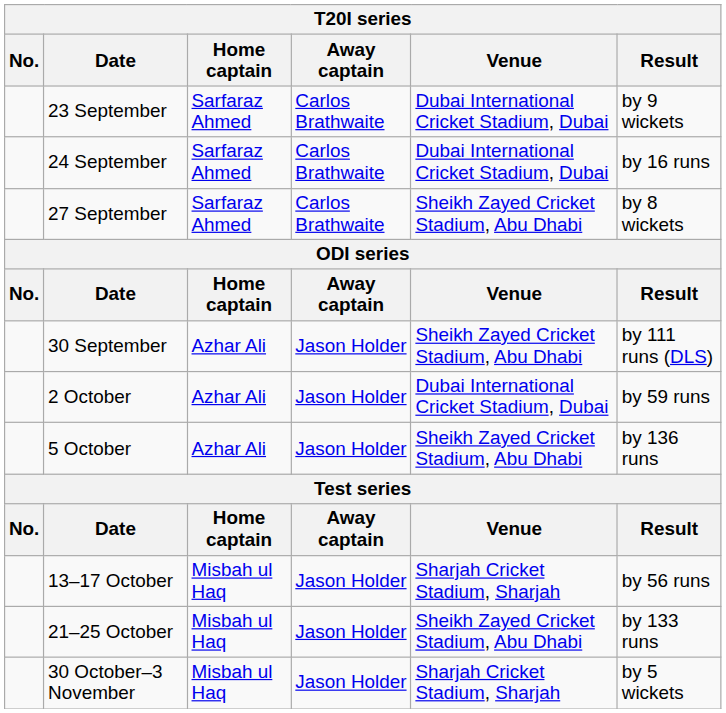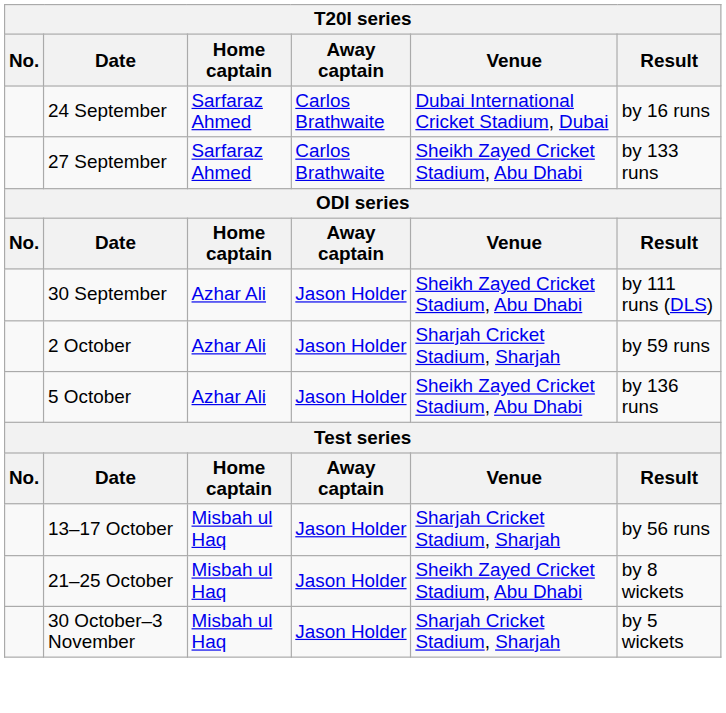- row: (107, 111)
(653, 213) by 8 wickets -> (650, 162) by 133 runs
(512, 397) Dubai International Cricket Stadium, Dubai -> (488, 345) Sharjah Cricket Stadium, Sharjah
(650, 631) by 133 runs -> (653, 580) by 8 wickets
